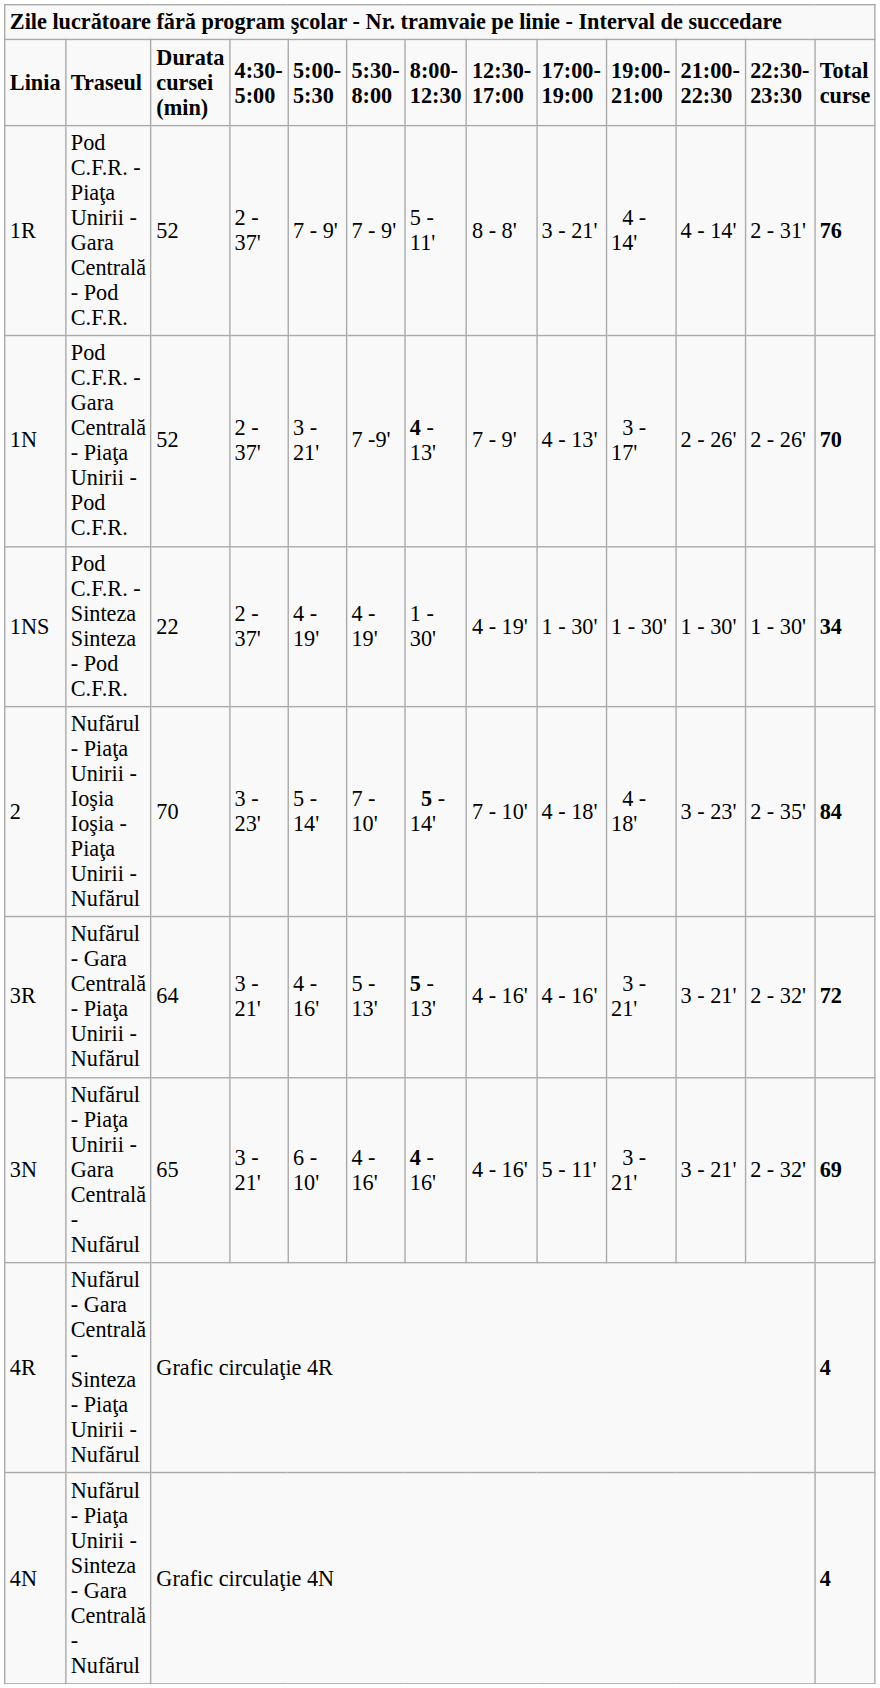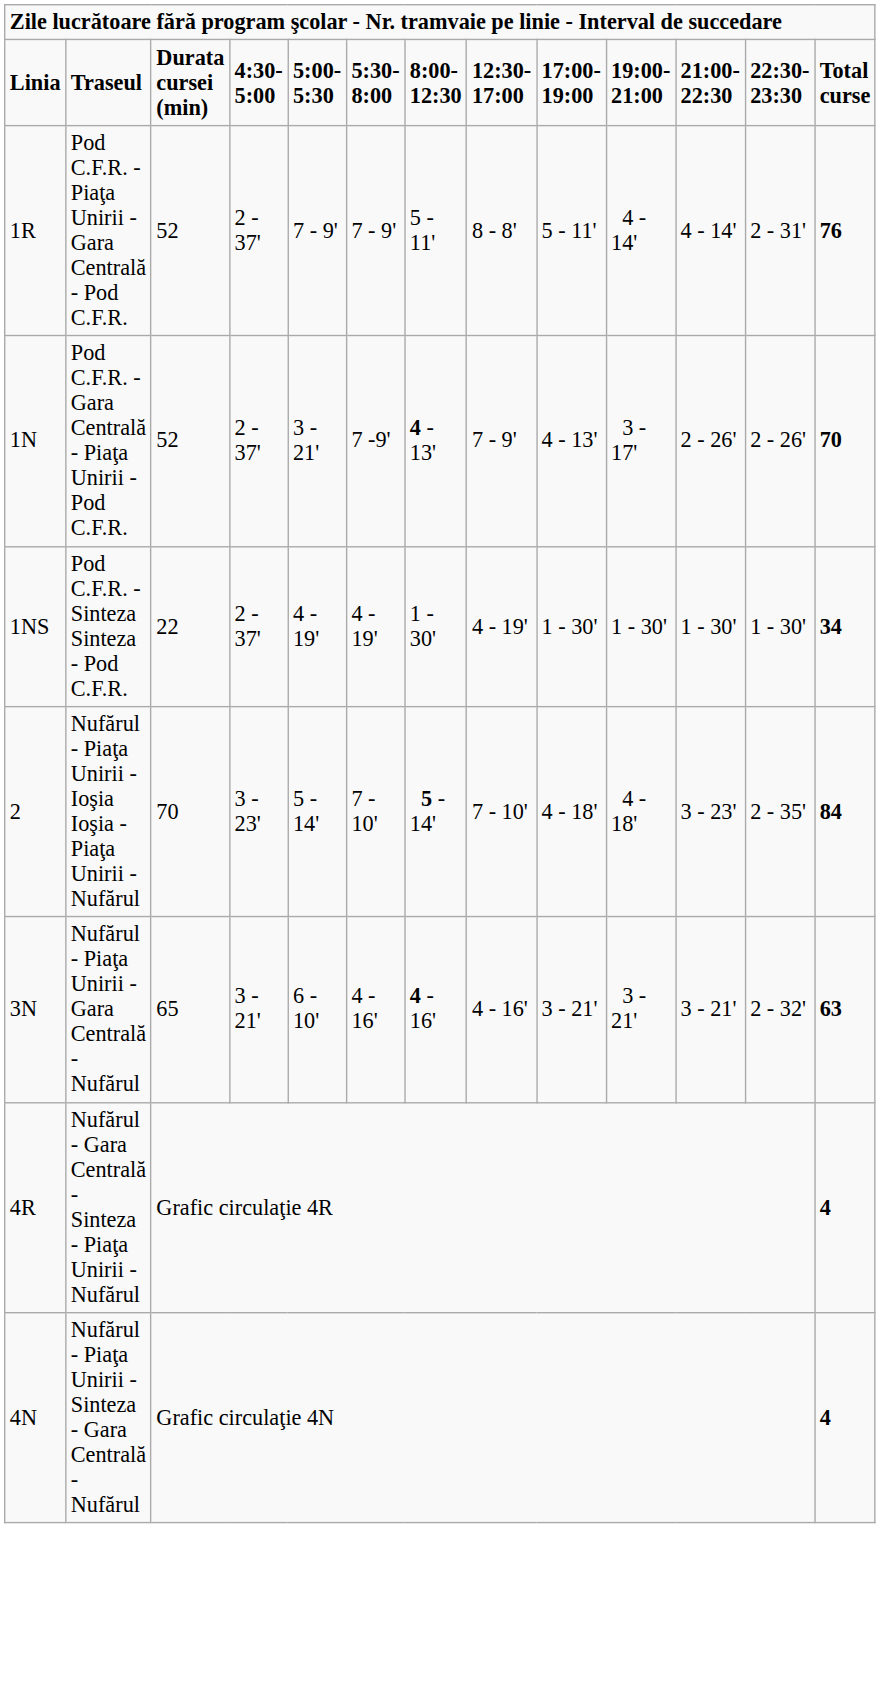(569, 230) 3 - 21' -> (569, 230) 5 - 11'
- row: (108, 996)
(569, 1169) 5 - 11' -> (569, 1009) 3 - 21'
(831, 1169) 69 -> (831, 1009) 63
